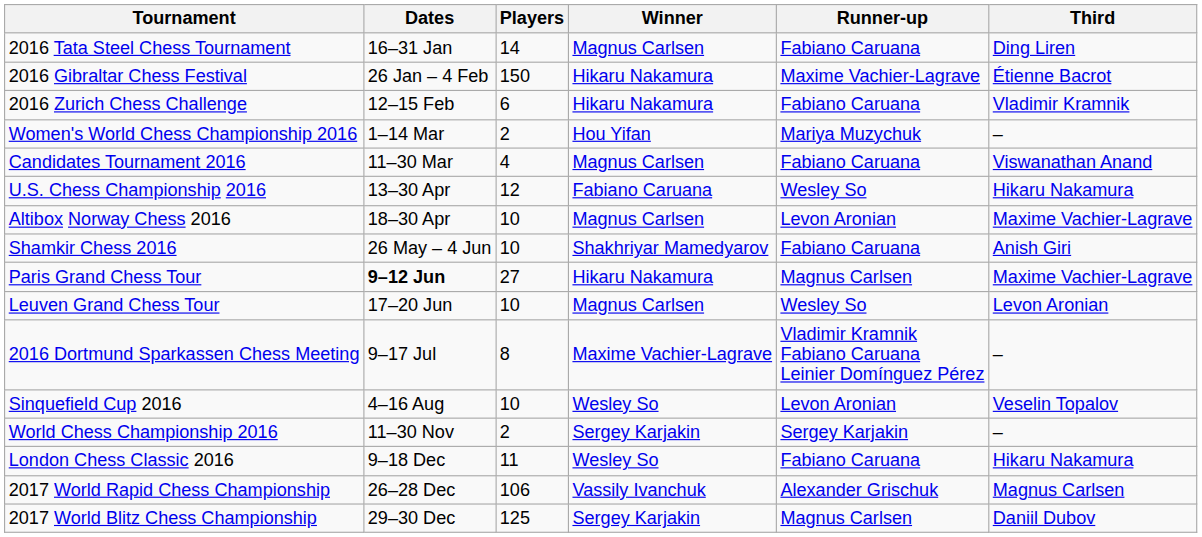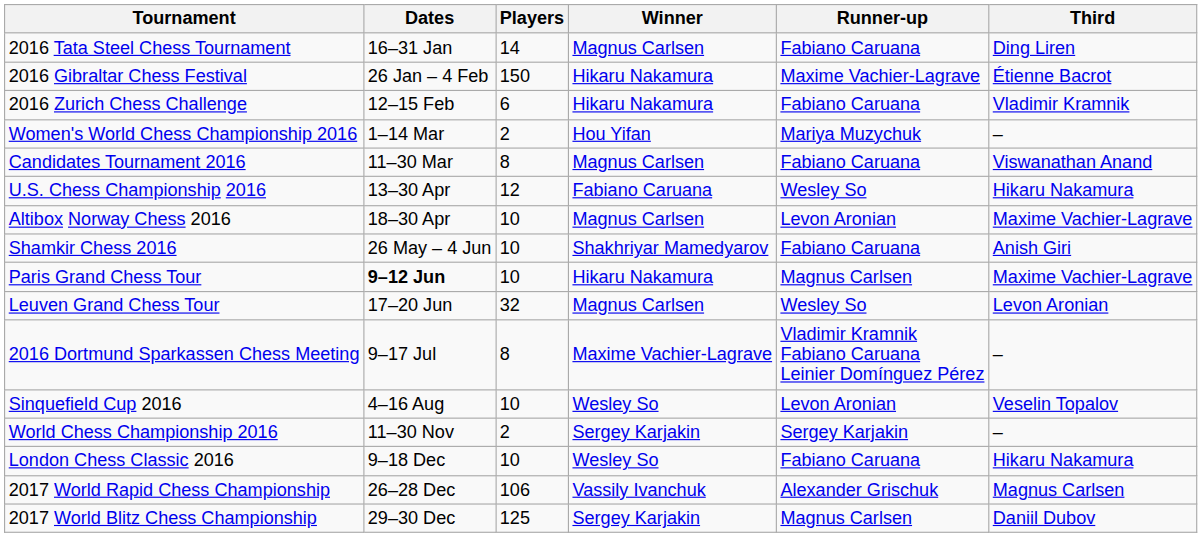(505, 162) 4 -> (505, 162) 8
(510, 276) 27 -> (510, 276) 10
(510, 305) 10 -> (510, 305) 32
(509, 460) 11 -> (510, 460) 10
